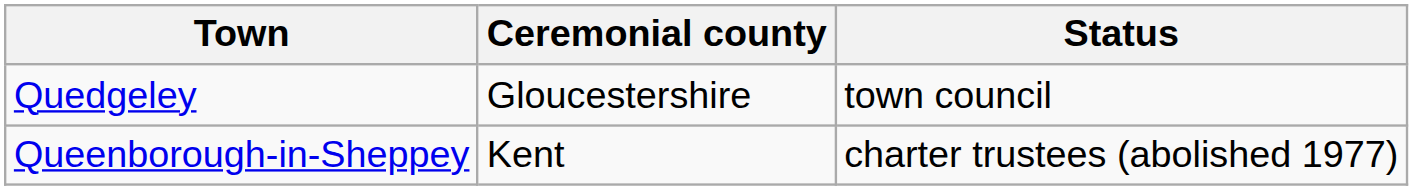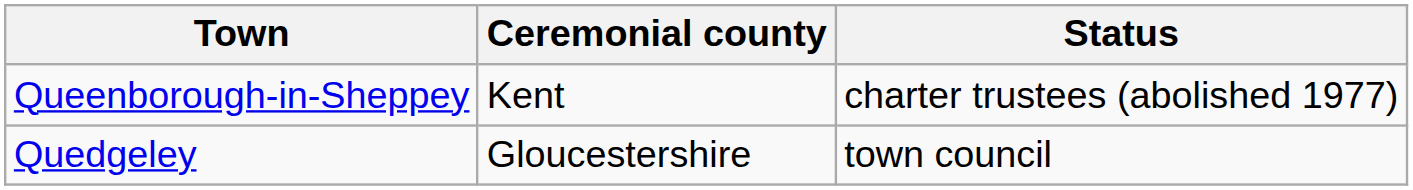rows swapped: (105, 94) <-> (242, 154)
